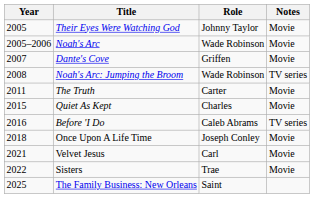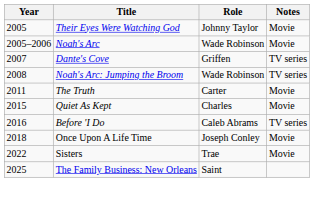(282, 59) Movie -> (288, 59) TV series
- row: (80, 153)
